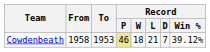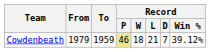(79, 40) 1958 -> (79, 40) 1979
(104, 40) 1953 -> (104, 40) 1959
